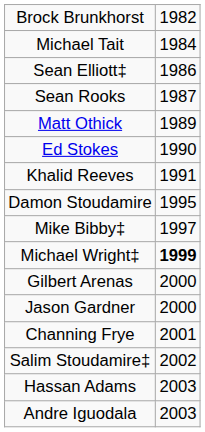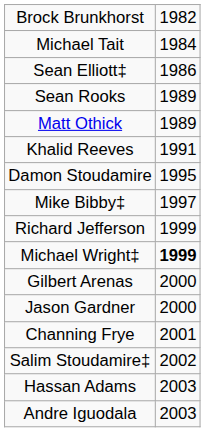(178, 96) 1987 -> (178, 96) 1989
- row: (80, 149)
+ row: (80, 228)
